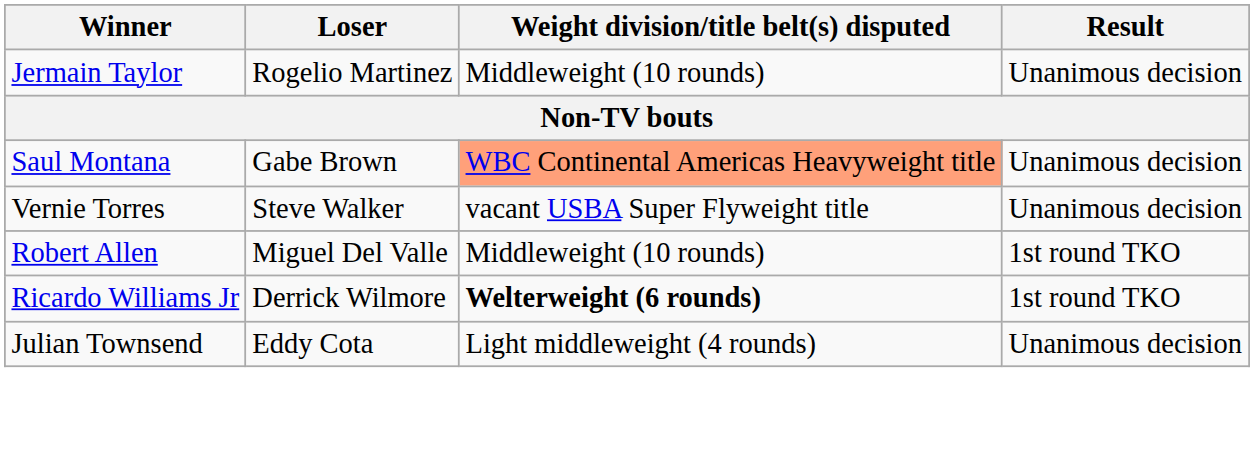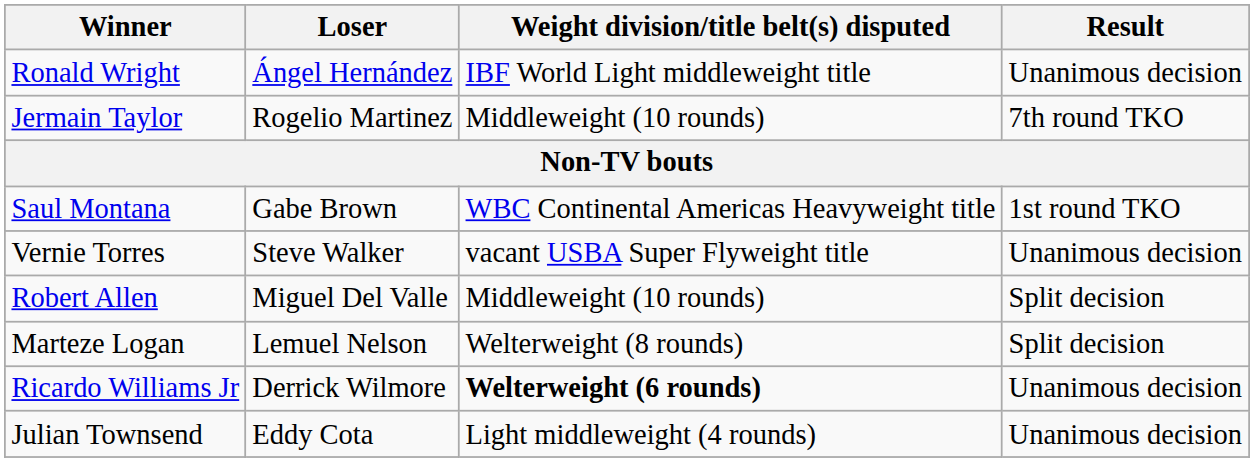+ row: (96, 72)
(1125, 72) Unanimous decision -> (1096, 117) 7th round TKO
(731, 162) lightsalmon background -> (731, 207) no background
(1125, 162) Unanimous decision -> (1095, 207) 1st round TKO
(1095, 252) 1st round TKO -> (1087, 298) Split decision
+ row: (98, 343)
(1095, 298) 1st round TKO -> (1125, 388) Unanimous decision
